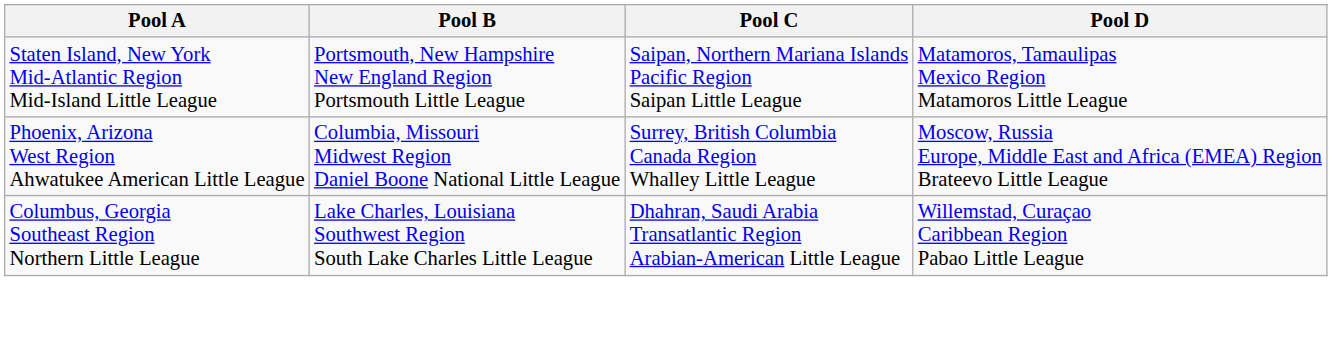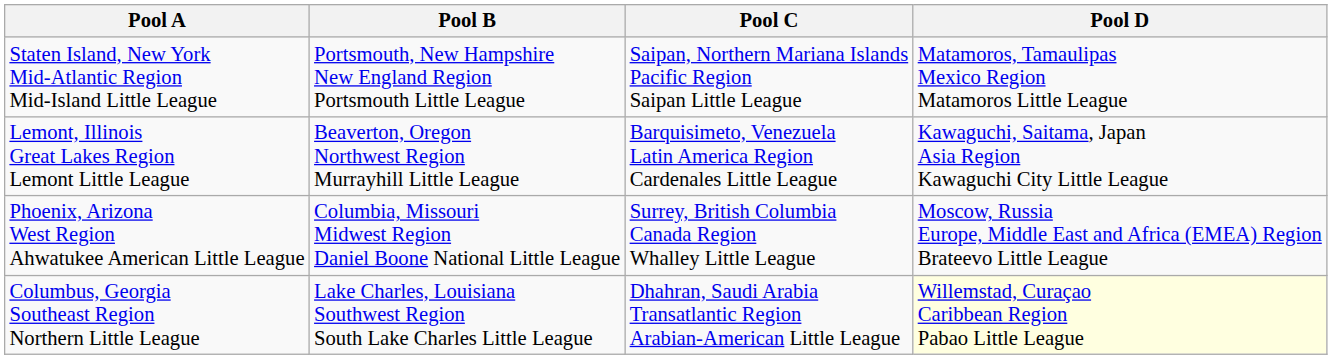+ row: (99, 155)
(1004, 235) no background -> (1004, 314) lightyellow background
